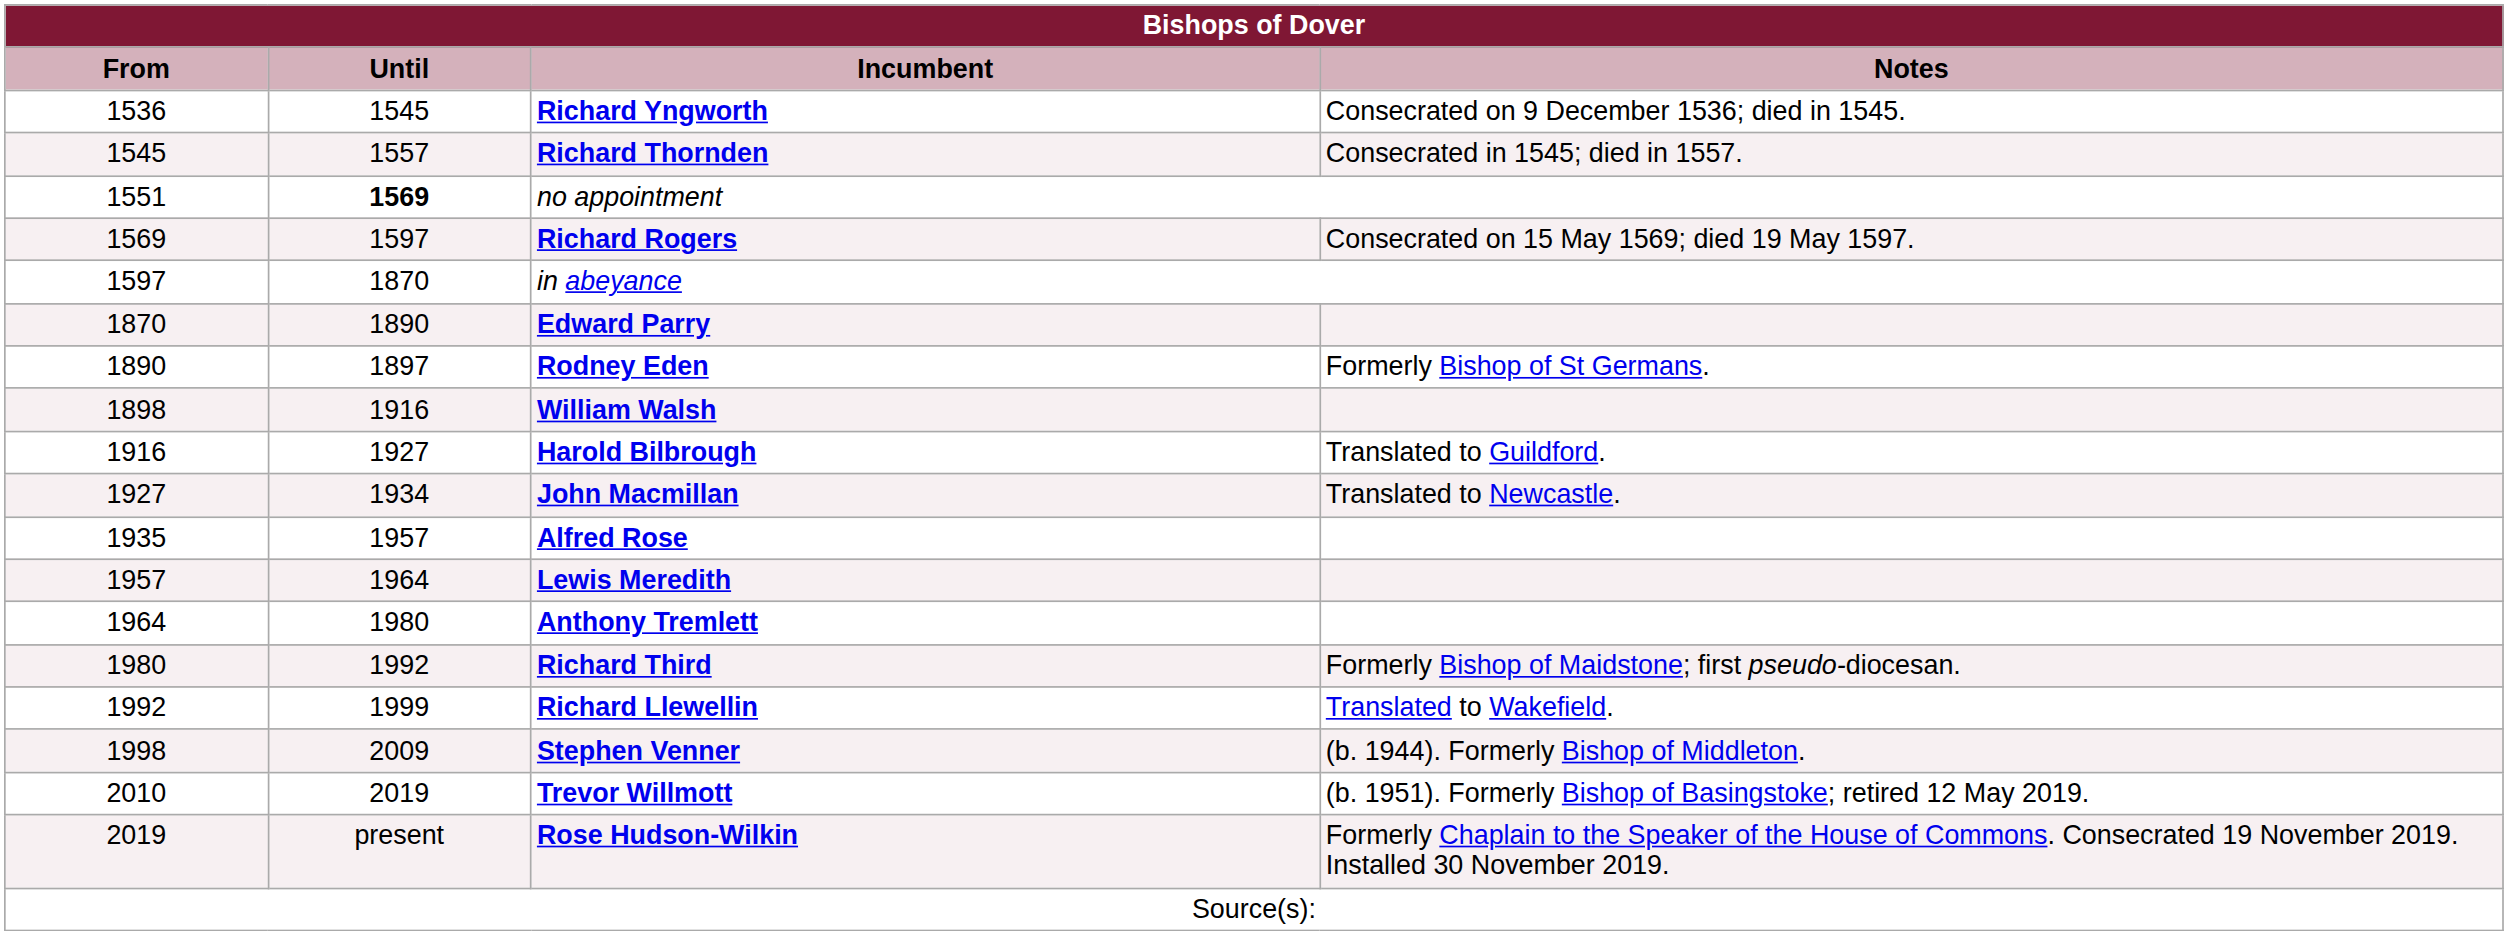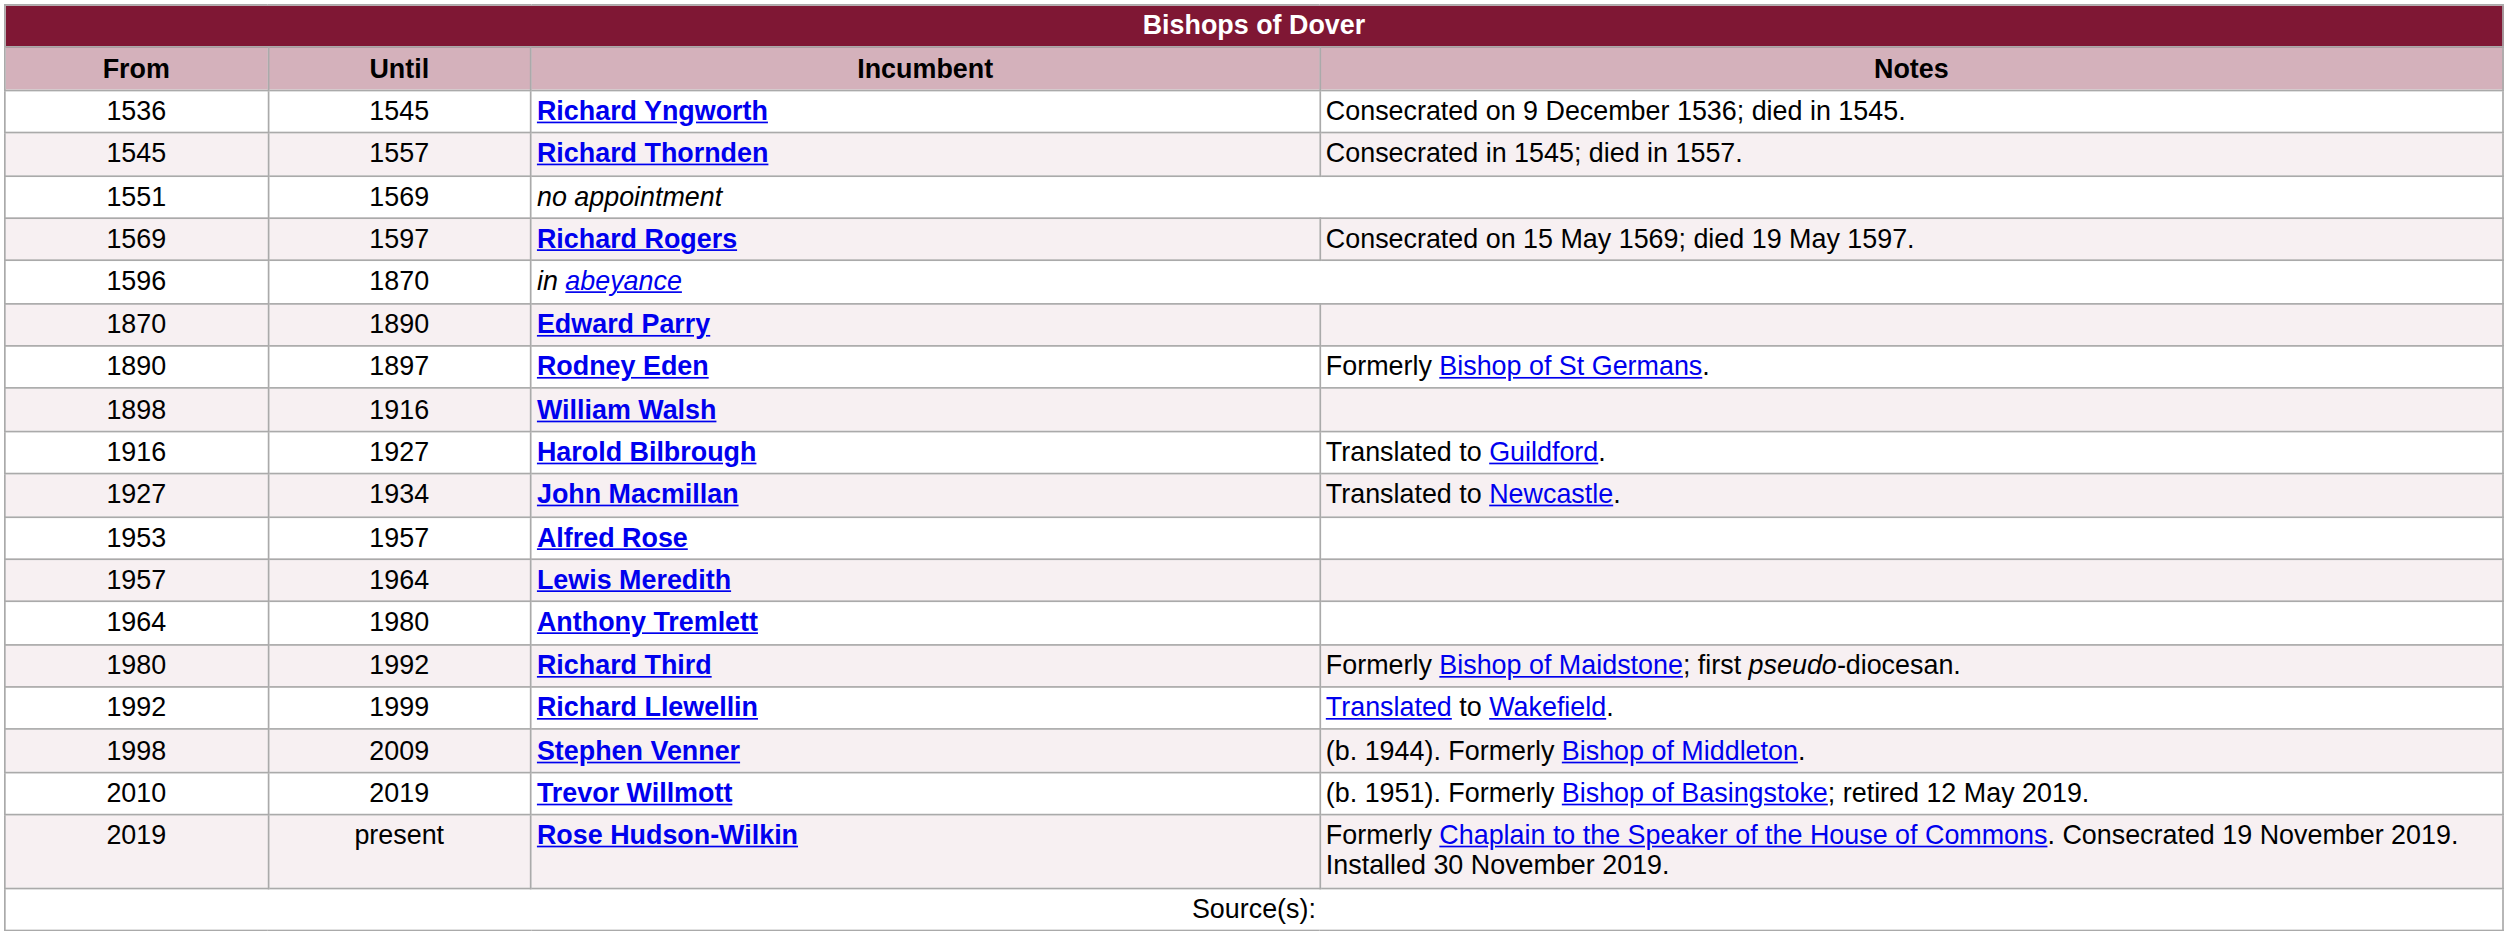(399, 196) bold -> (399, 196) normal
(136, 281) 1597 -> (136, 281) 1596
(136, 537) 1935 -> (136, 537) 1953
